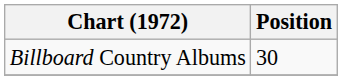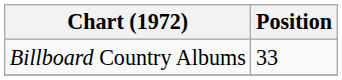(267, 57) 30 -> (267, 57) 33
